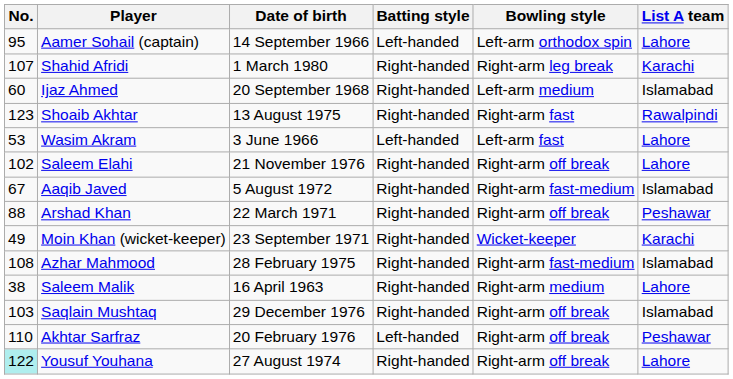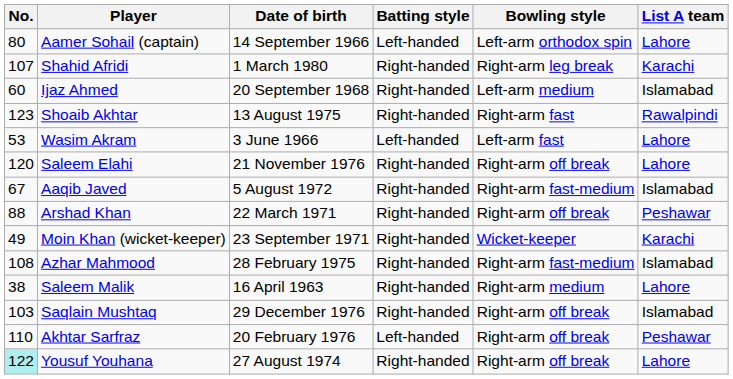(17, 41) 95 -> (17, 41) 80
(21, 164) 102 -> (21, 164) 120
